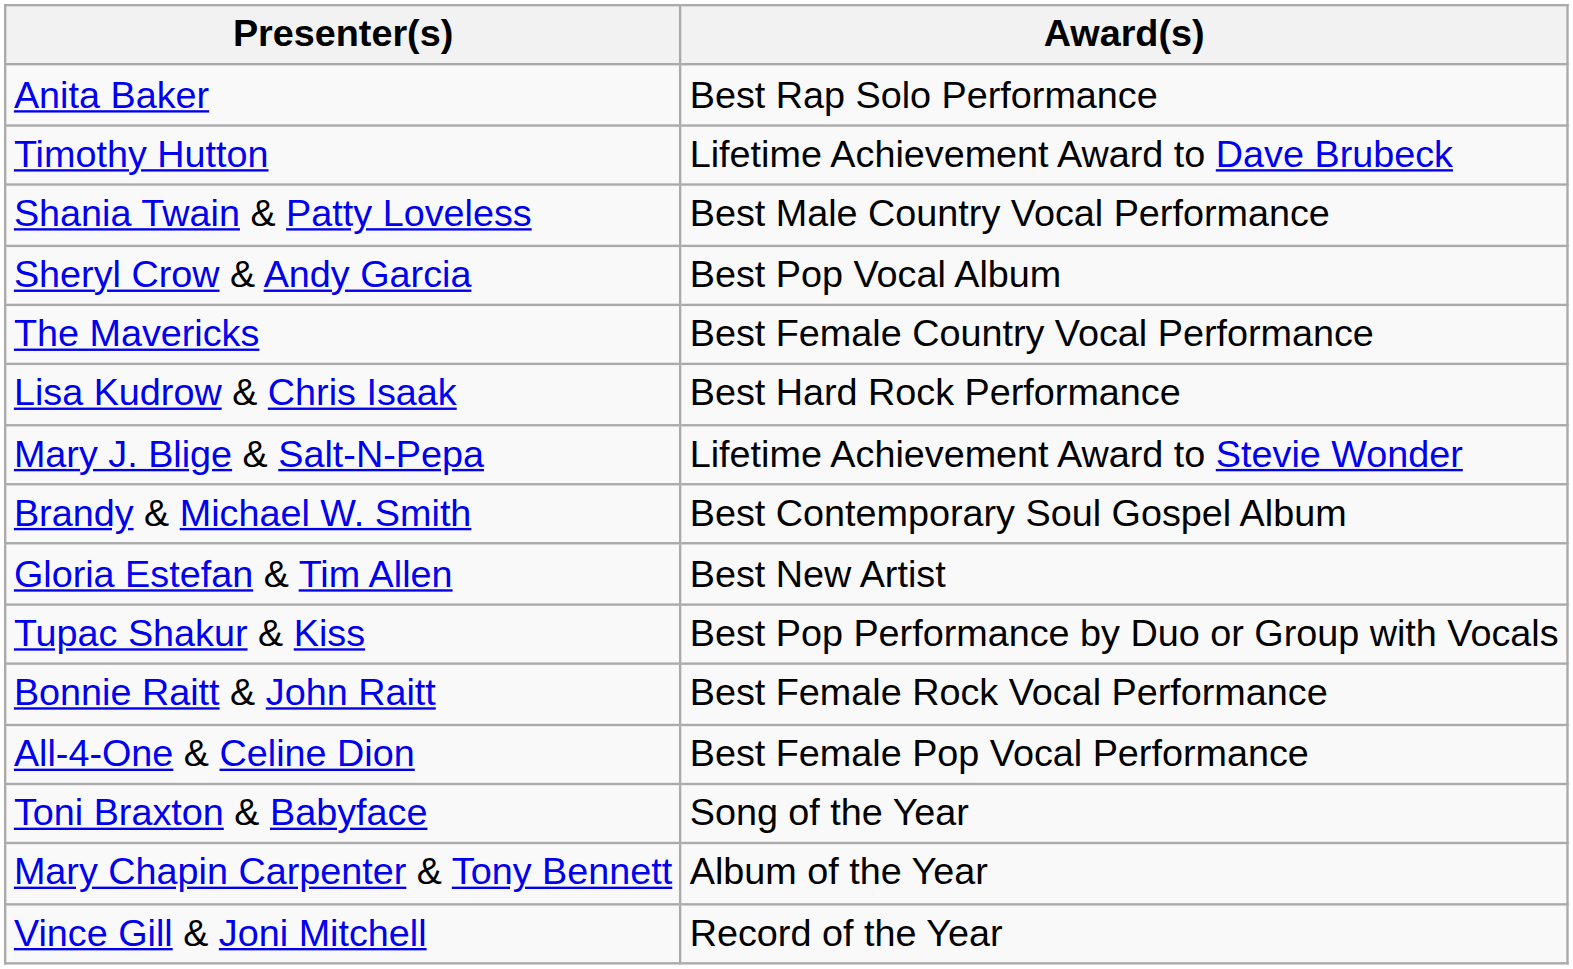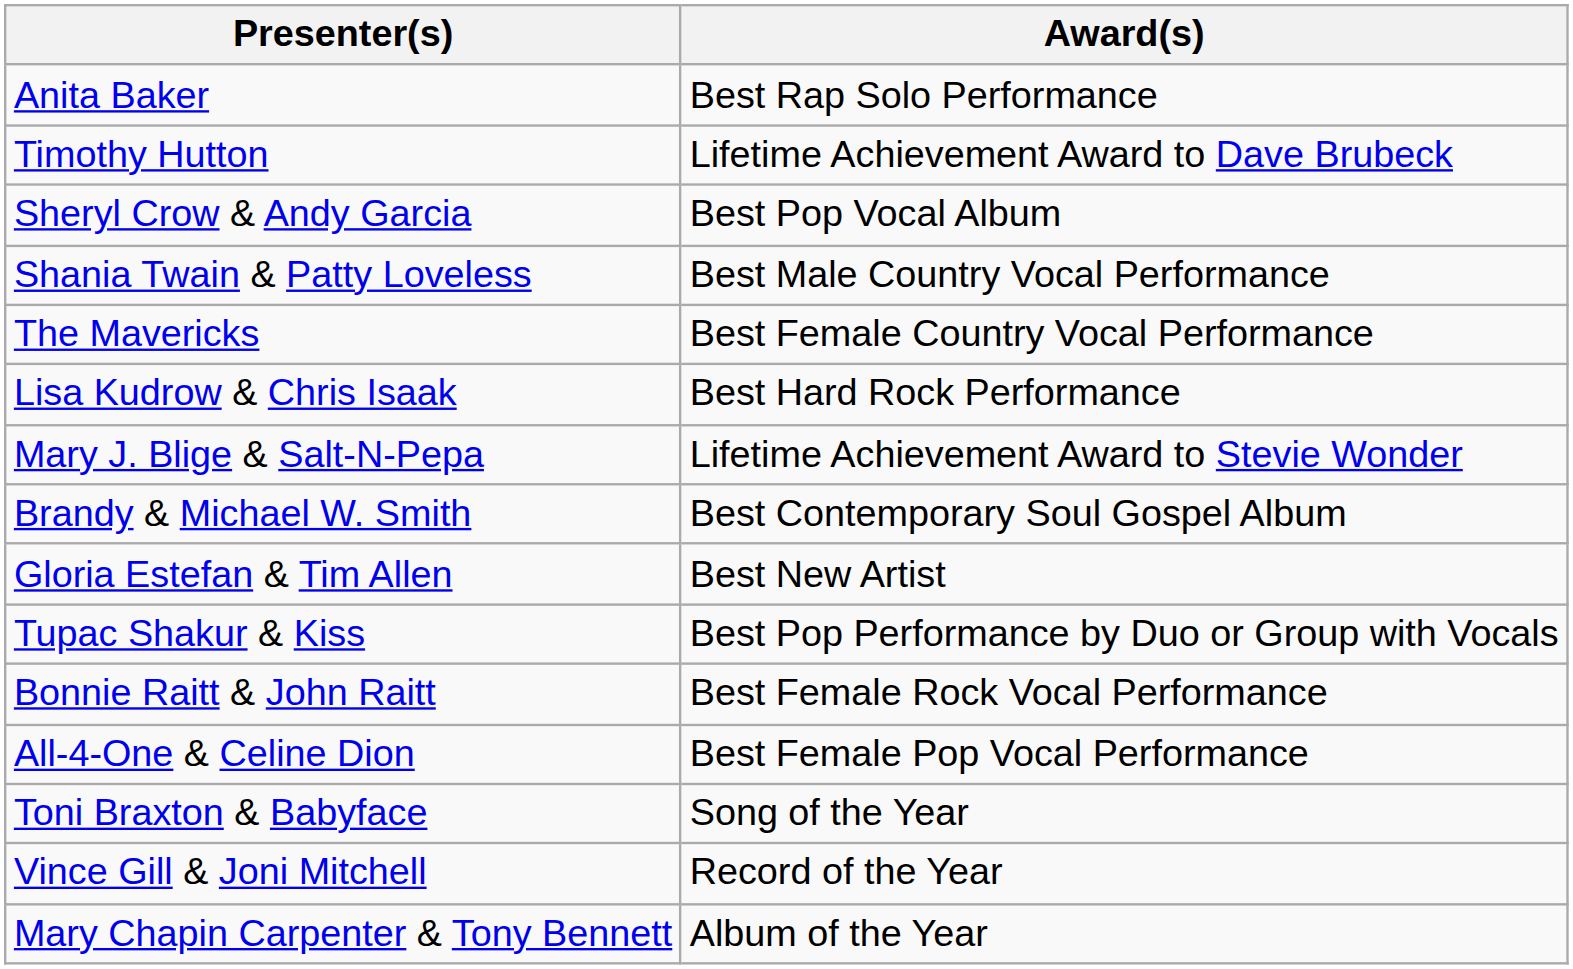rows swapped: (243, 273) <-> (273, 214)
rows swapped: (343, 872) <-> (220, 932)
